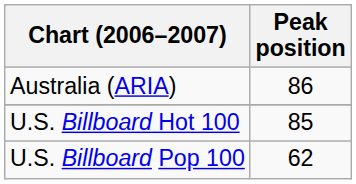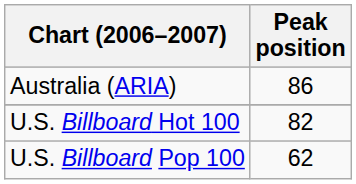(301, 122) 85 -> (301, 122) 82
